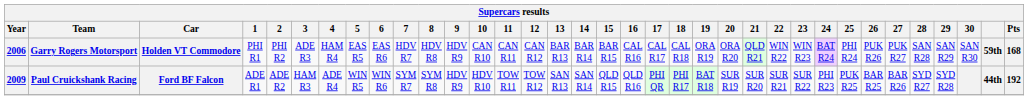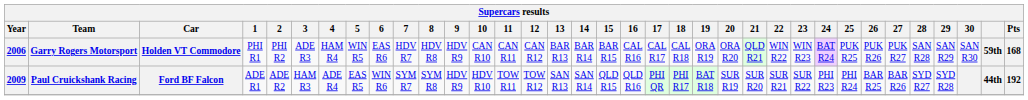(358, 52) EAS R5 -> (358, 52) WIN R5
(849, 52) PHI R24 -> (849, 52) PUK R25
(358, 80) WIN R5 -> (358, 80) EAS R5
(849, 80) PUK R25 -> (849, 80) PHI R24
